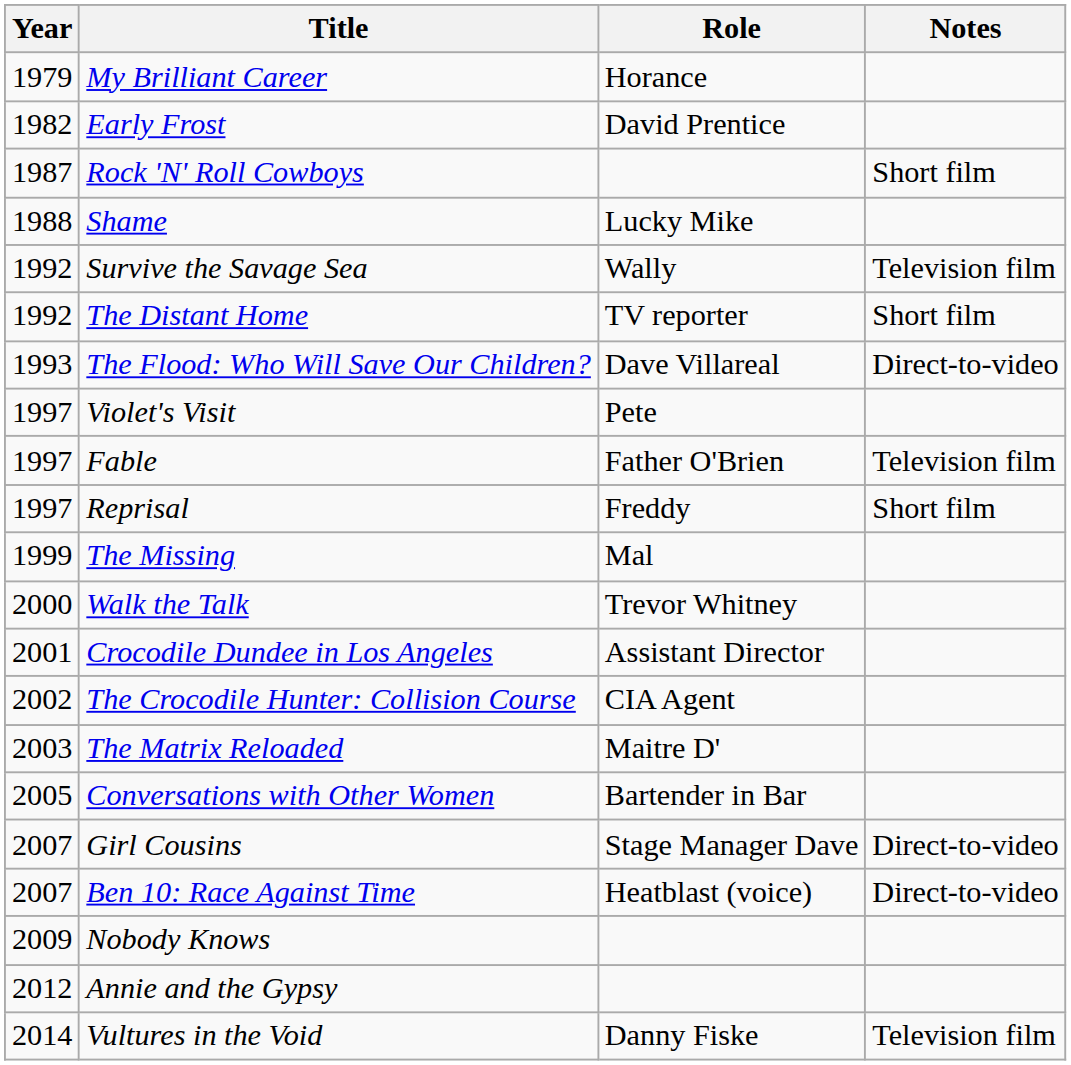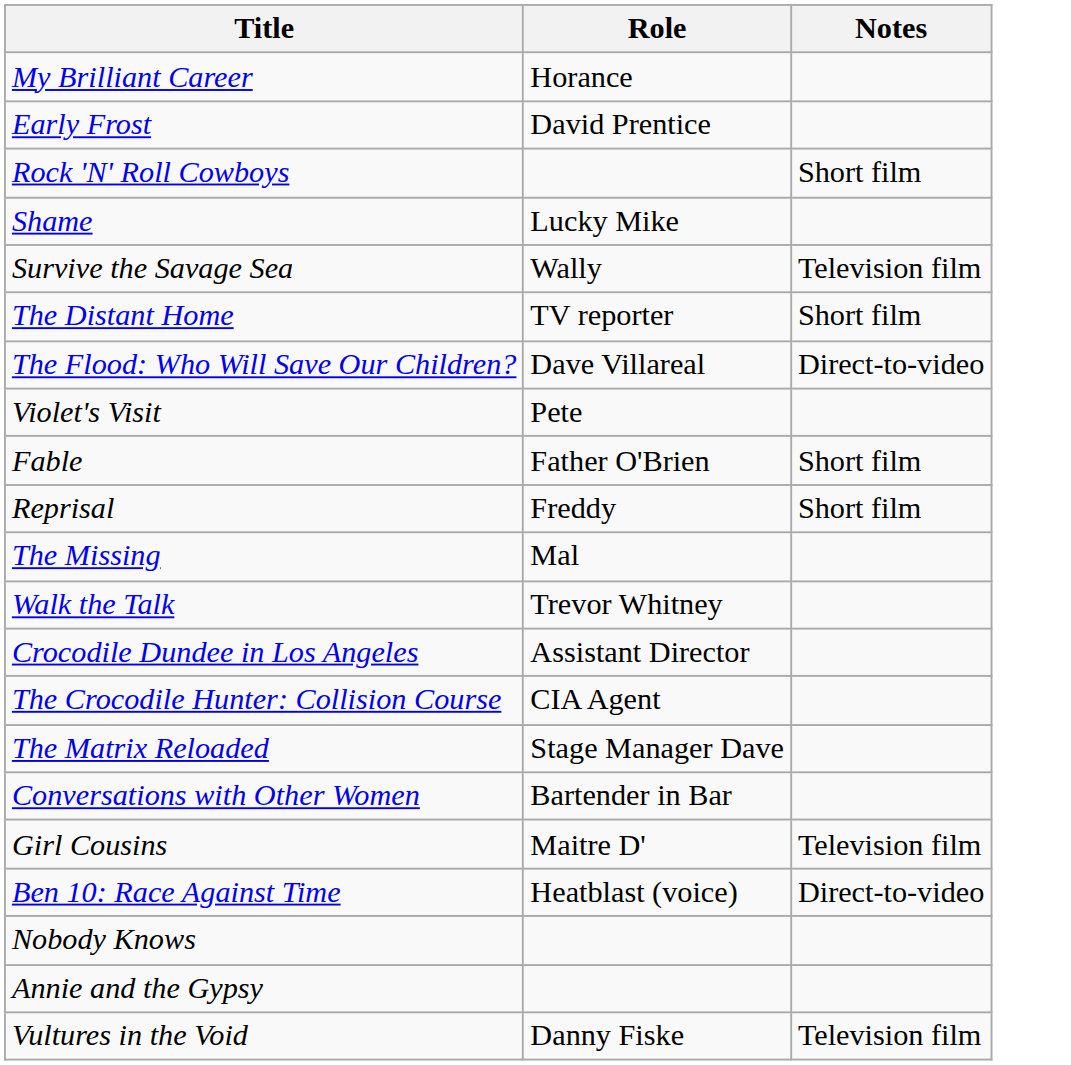- column: (42, 28)
(964, 460) Television film -> (860, 460) Short film
(663, 747) Maitre D' -> (657, 747) Stage Manager Dave
(732, 843) Stage Manager Dave -> (588, 843) Maitre D'
(966, 843) Direct-to-video -> (890, 843) Television film
